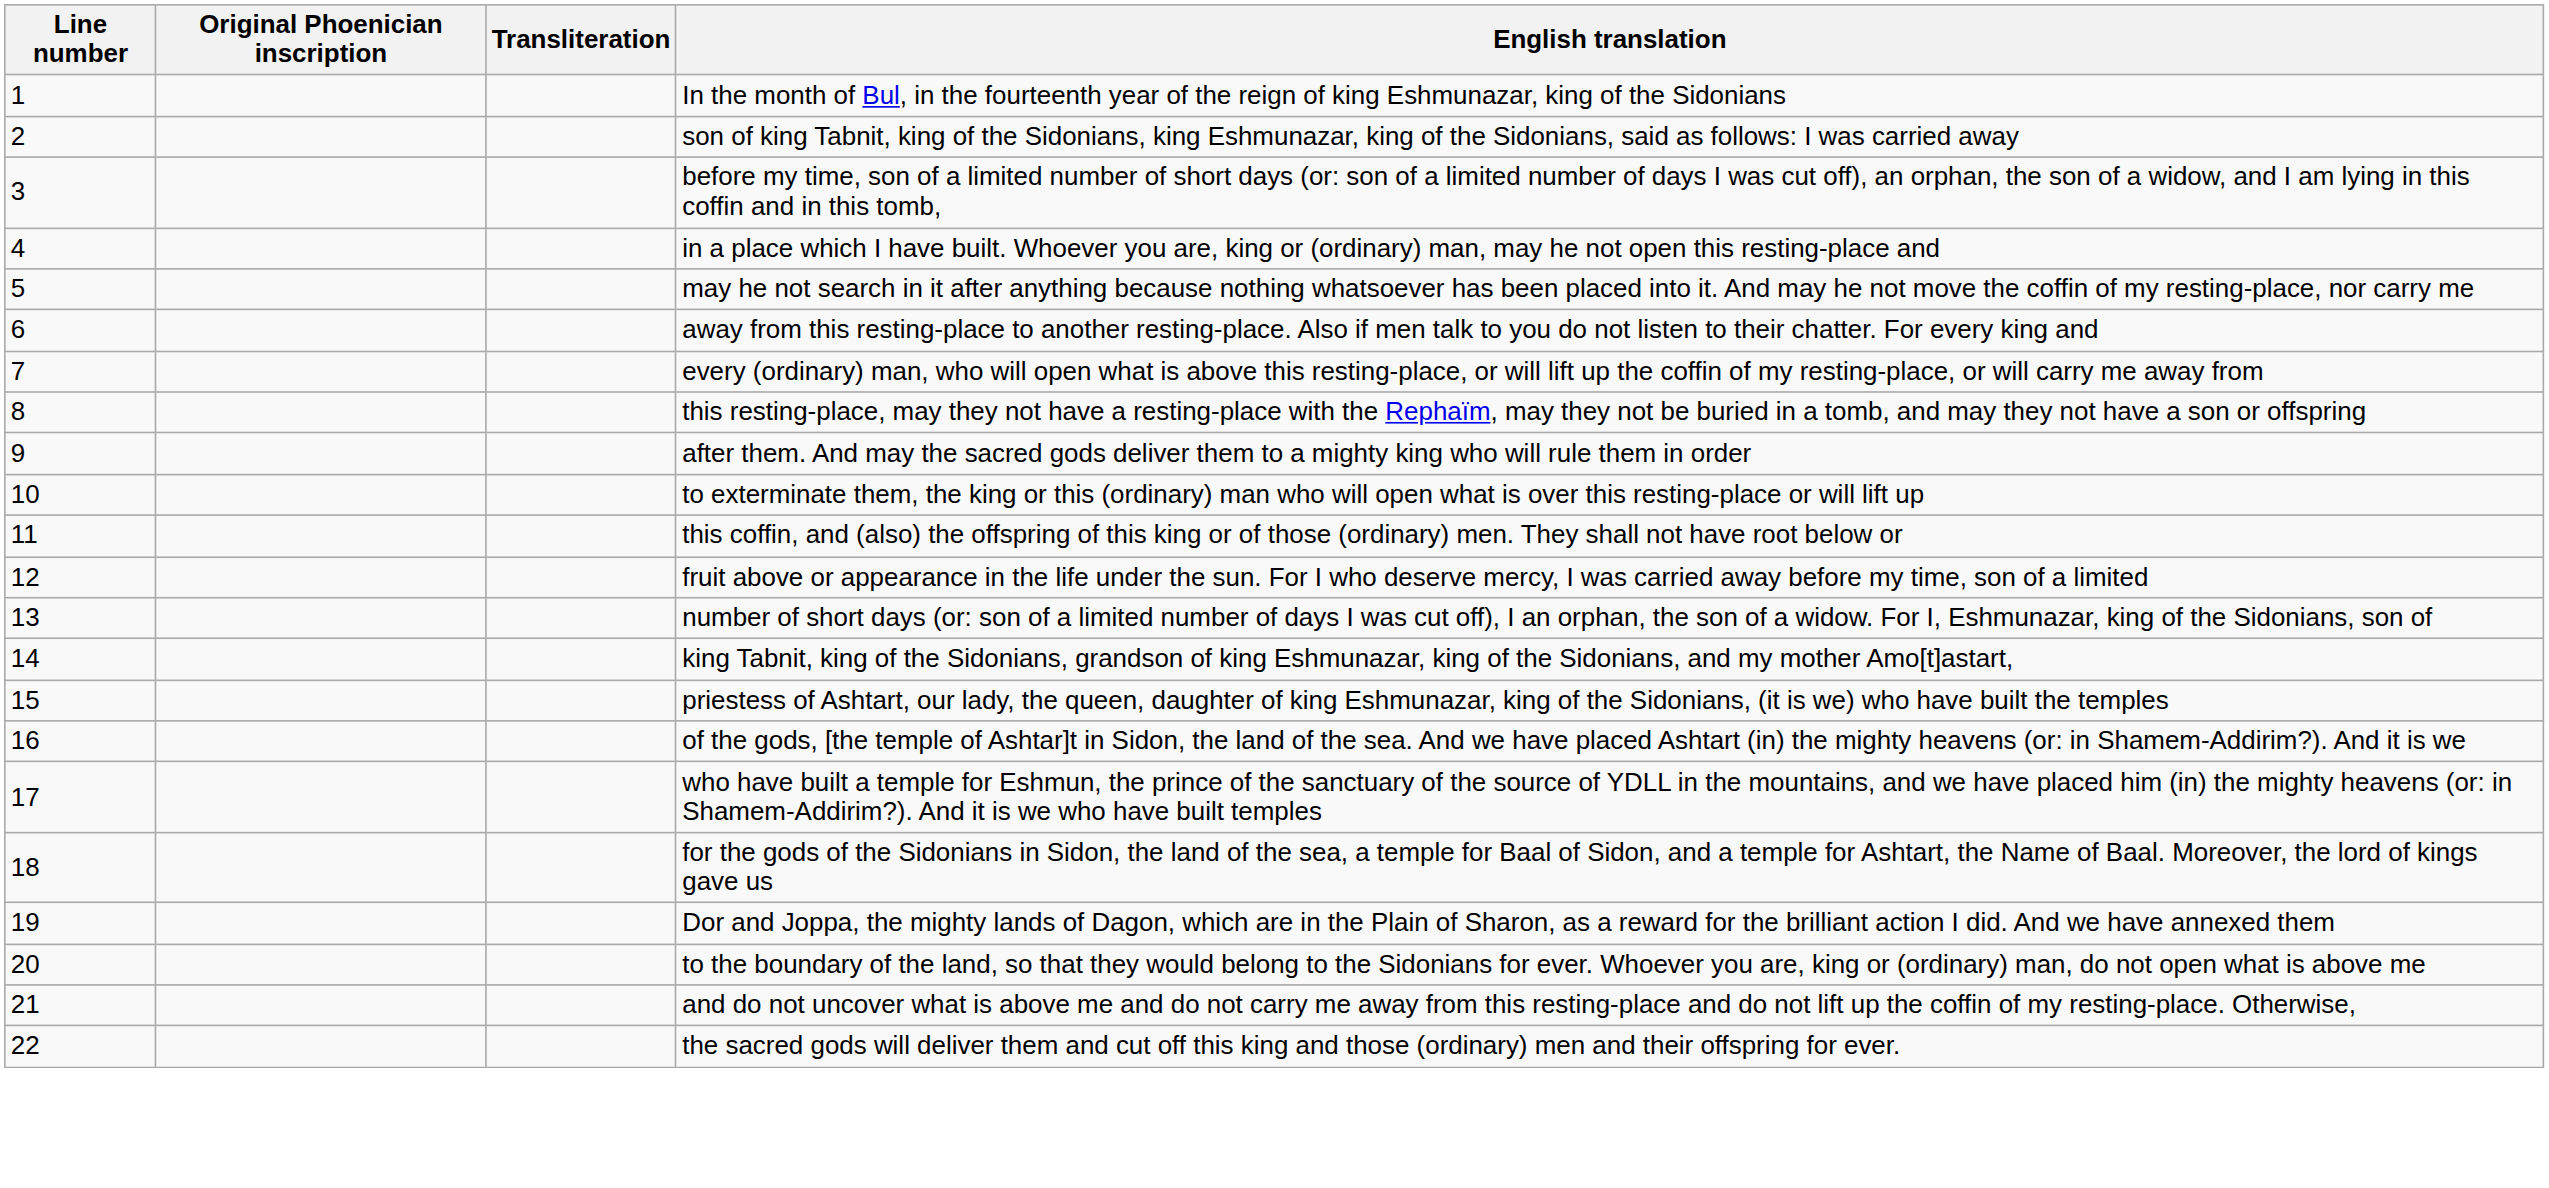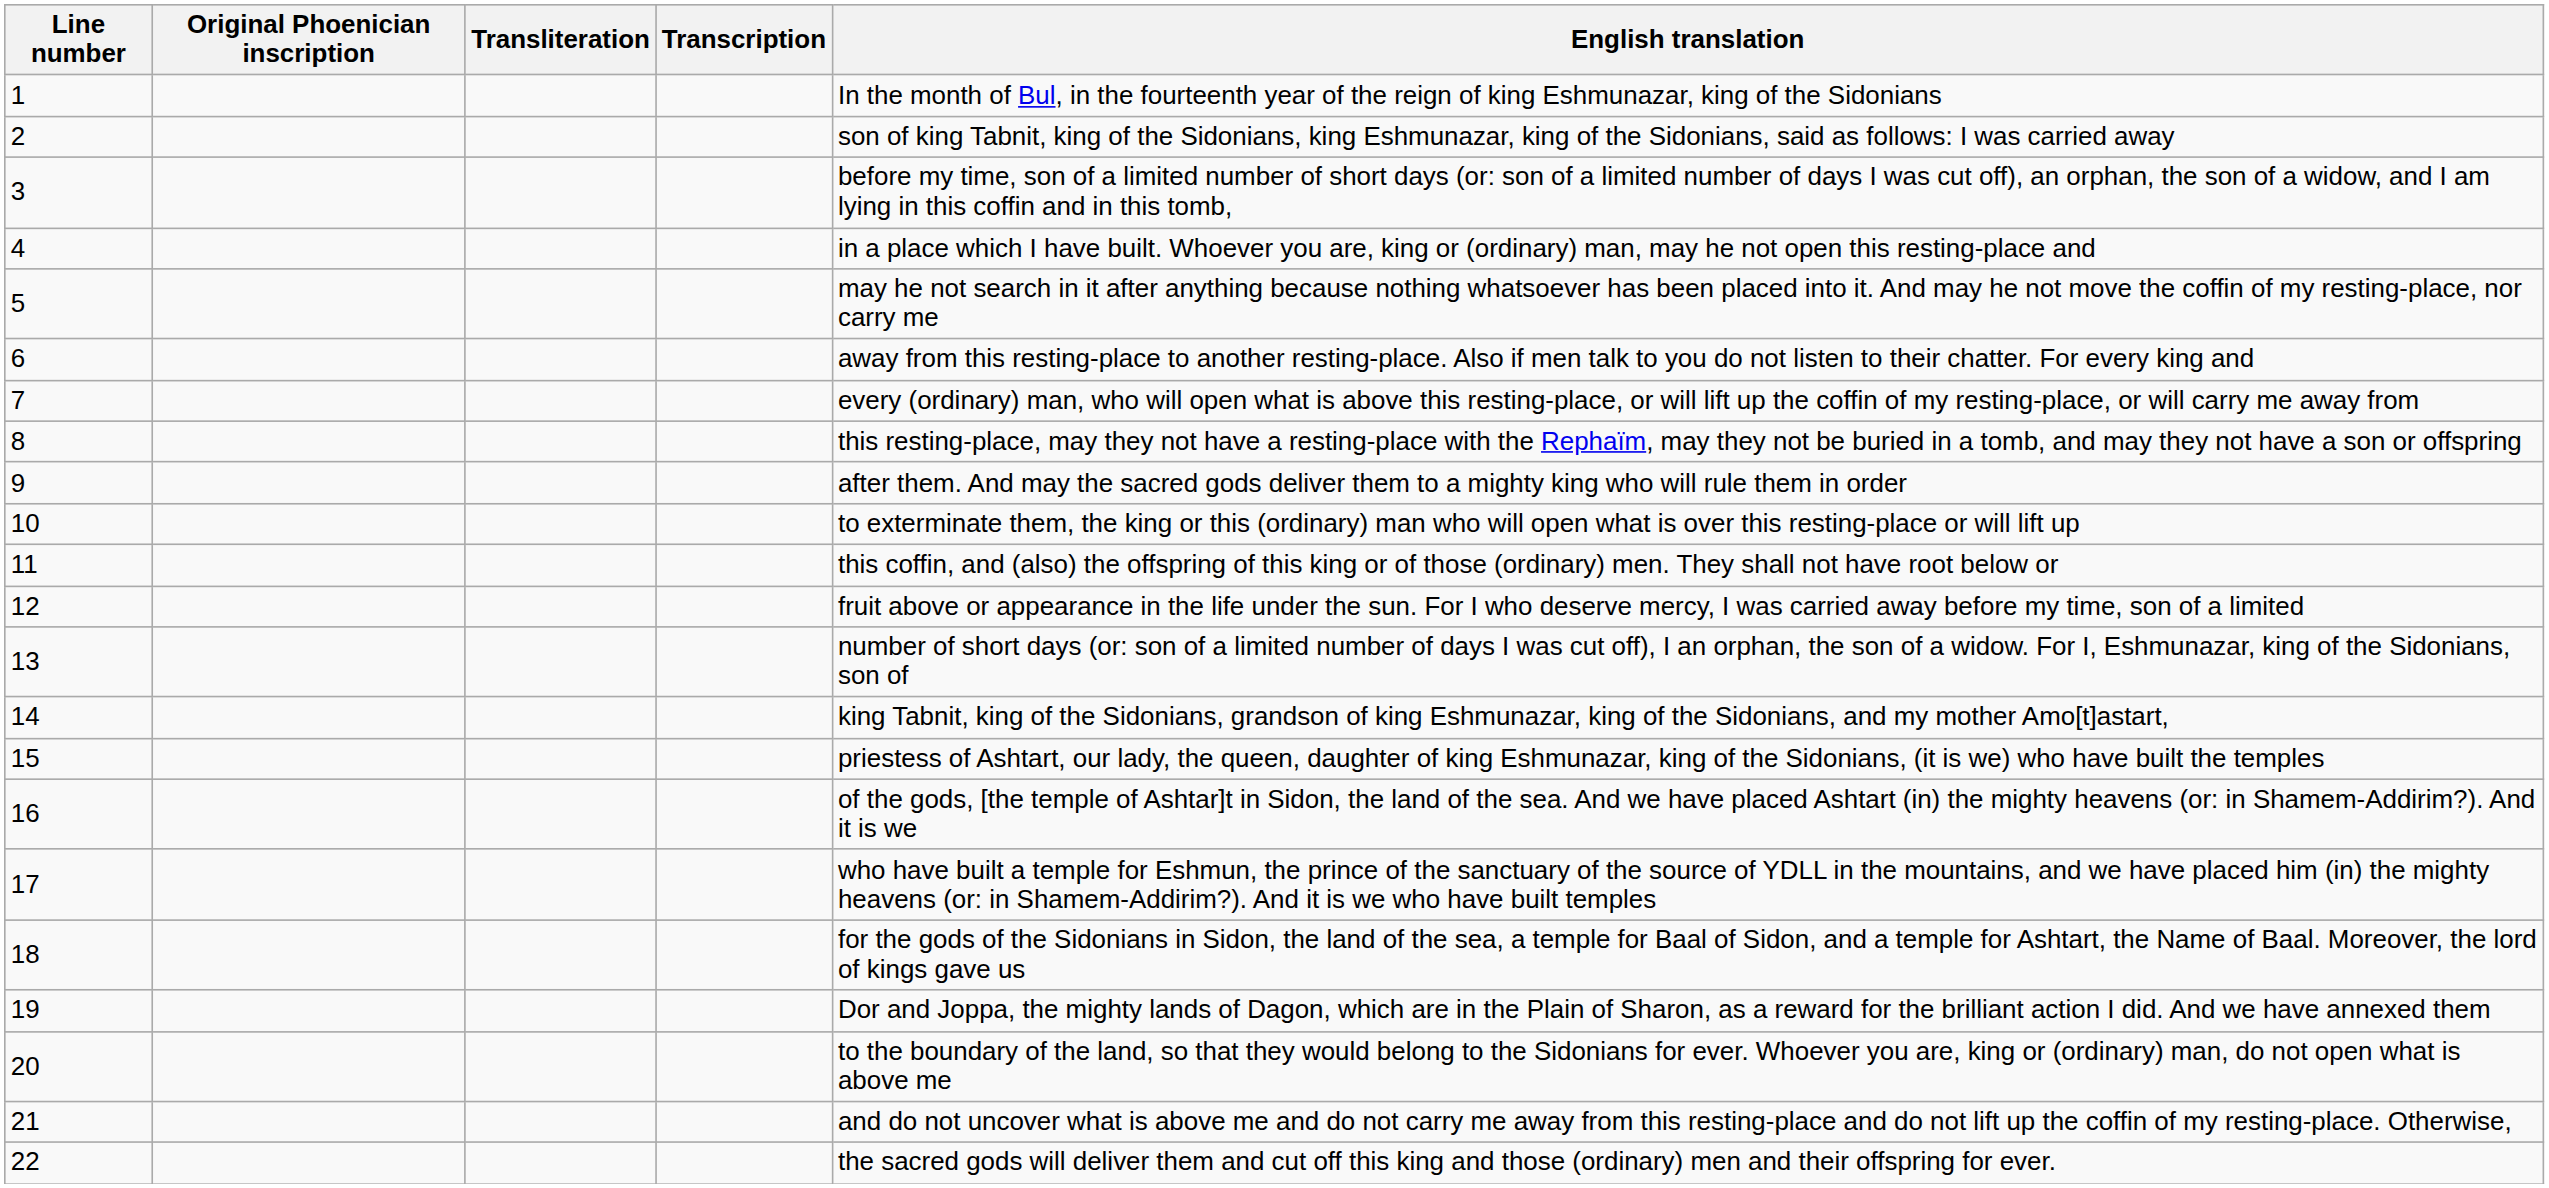+ column: (744, 39)
